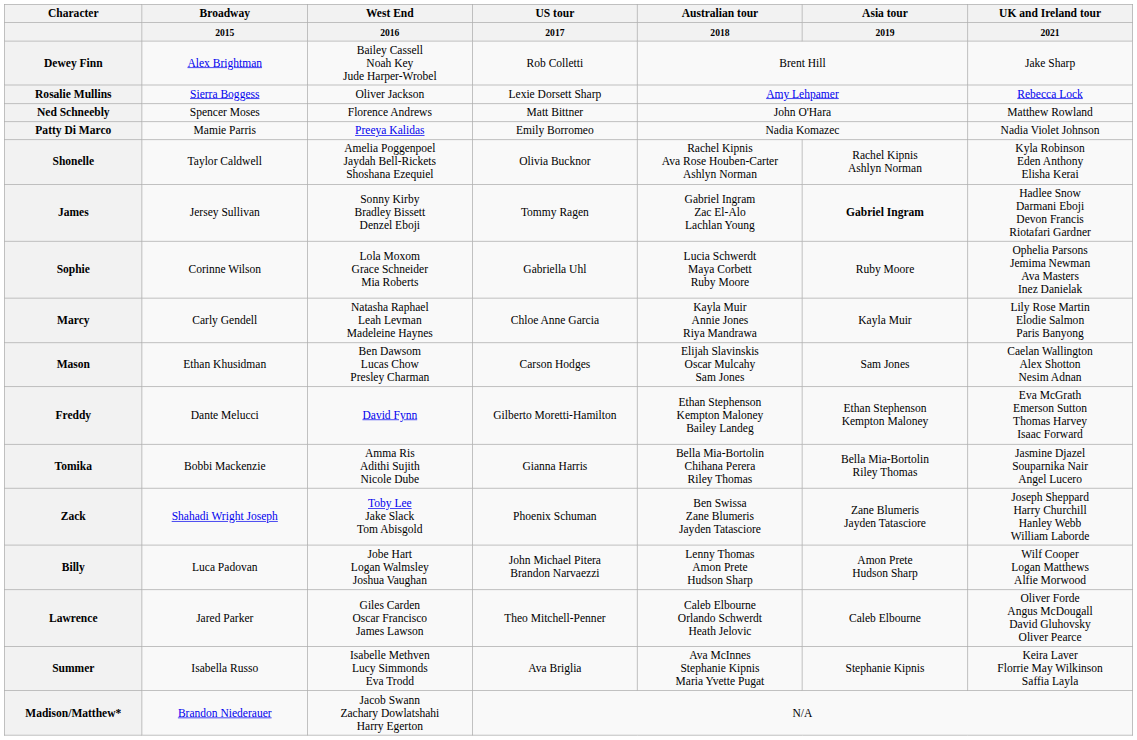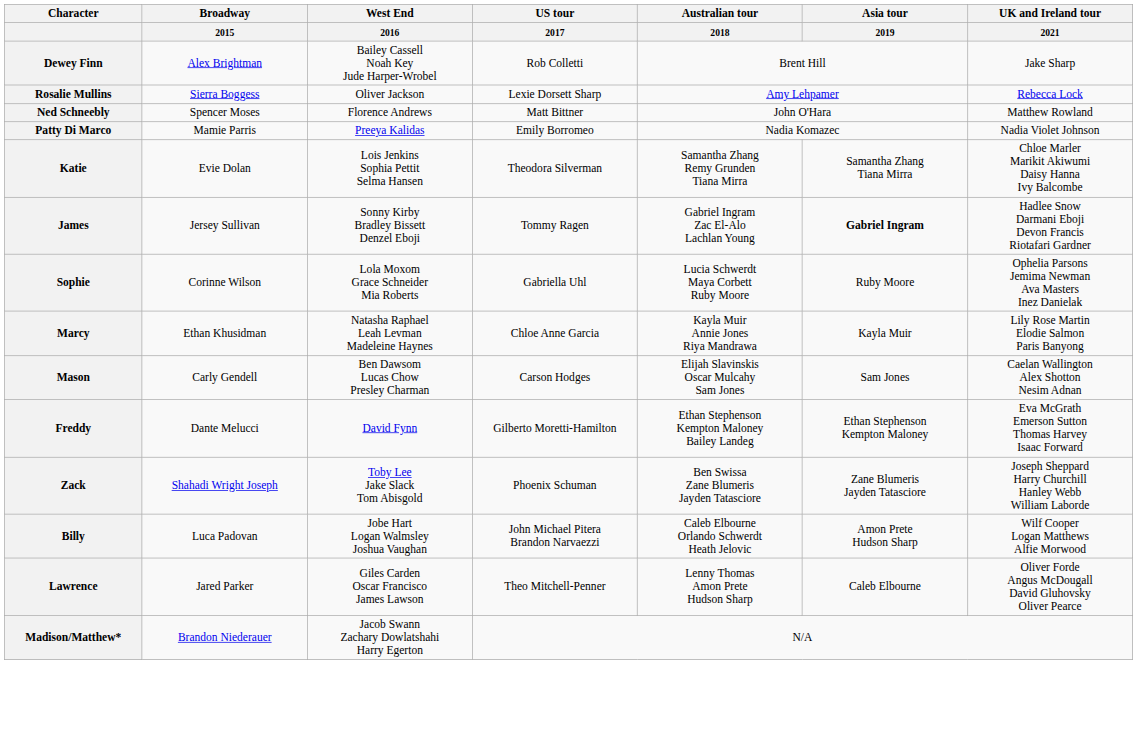- row: (73, 162)
+ row: (73, 168)
(225, 320) Carly Gendell -> (225, 333) Ethan Khusidman
(225, 364) Ethan Khusidman -> (225, 377) Carly Gendell
- row: (73, 466)
(720, 567) Lenny Thomas Amon Prete Hudson Sharp -> (720, 536) Caleb Elbourne Orlando Schwerdt Heath Jelovic
(720, 618) Caleb Elbourne Orlando Schwerdt Heath Jelovic -> (720, 586) Lenny Thomas Amon Prete Hudson Sharp
- row: (73, 668)
